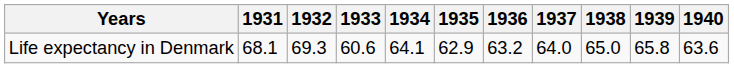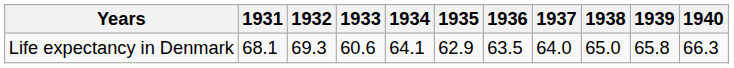(505, 47) 63.2 -> (505, 47) 63.5
(701, 47) 63.6 -> (701, 47) 66.3
